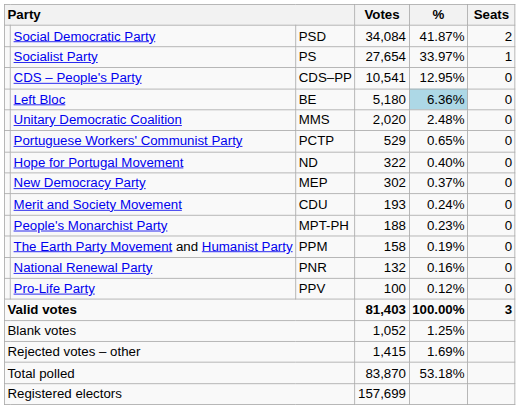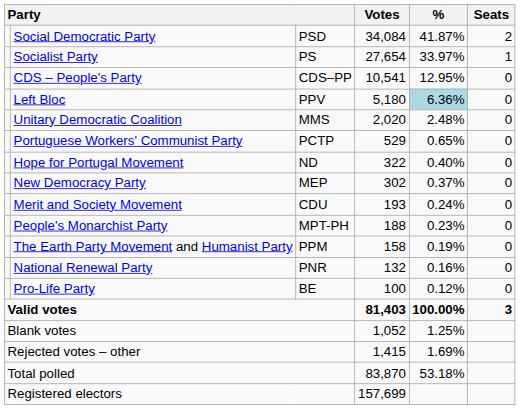(308, 99) BE -> (312, 99) PPV
(312, 288) PPV -> (308, 288) BE
